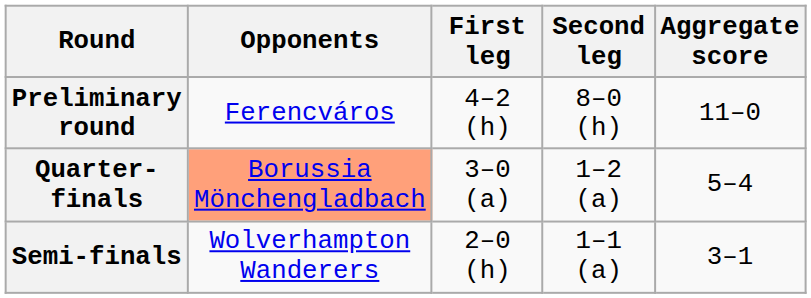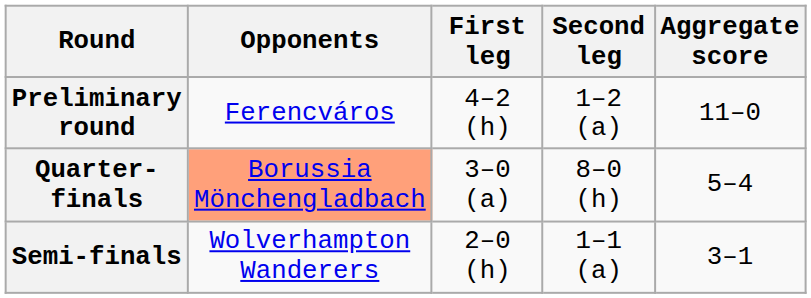(599, 113) 8–0 (h) -> (599, 113) 1–2 (a)
(599, 185) 1–2 (a) -> (599, 185) 8–0 (h)
